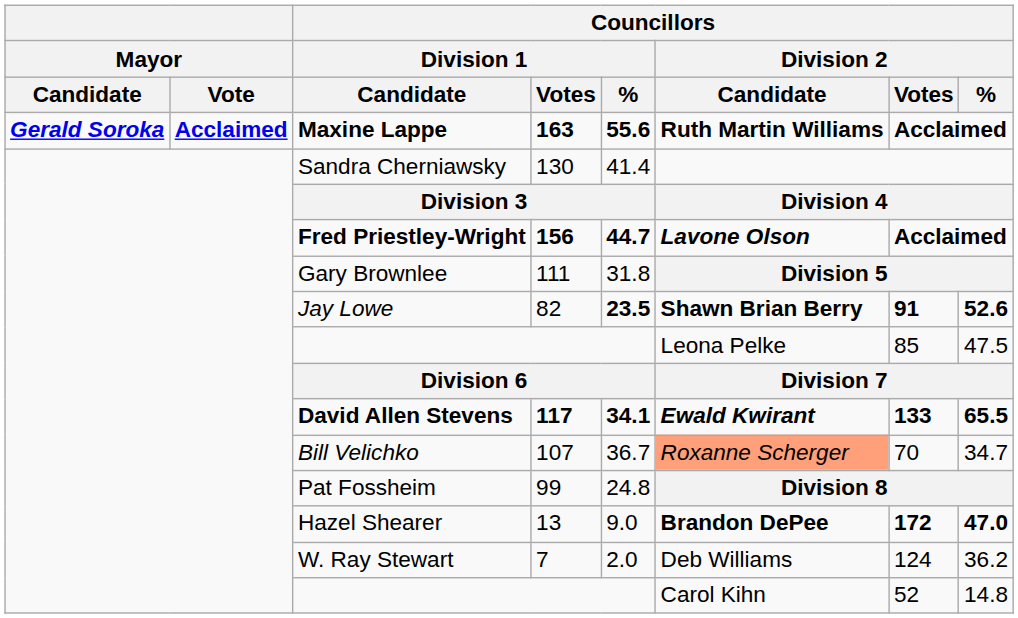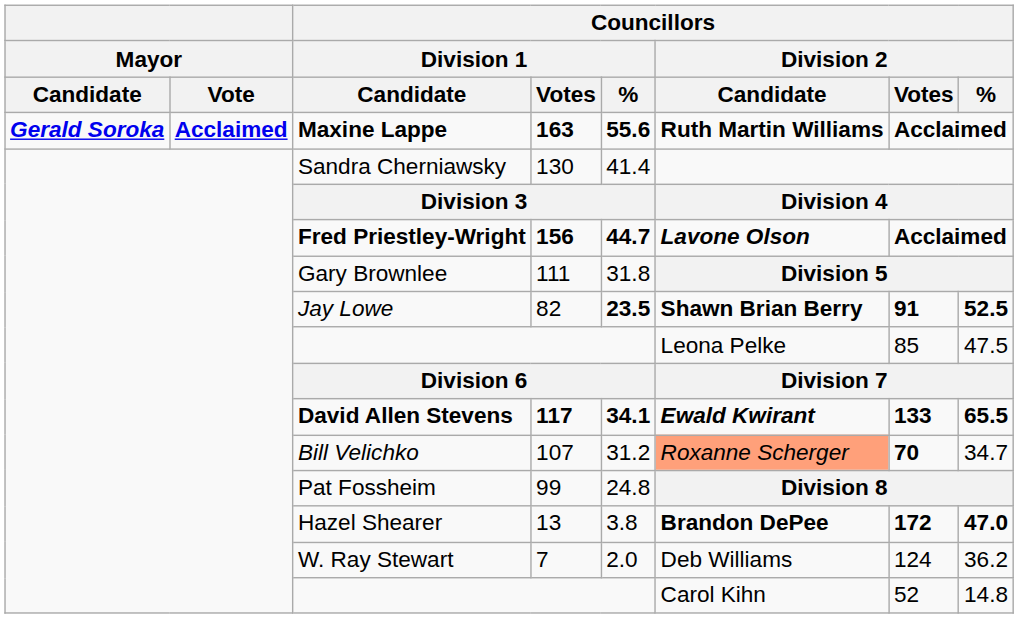(986, 309) 52.6 -> (986, 309) 52.5
(628, 452) 36.7 -> (628, 452) 31.2
(906, 452) normal -> (906, 452) bold
(622, 523) 9.0 -> (622, 523) 3.8
